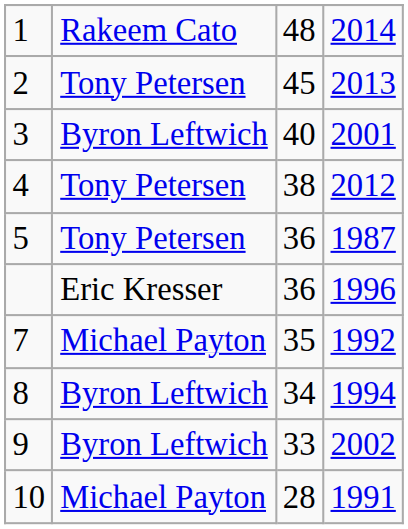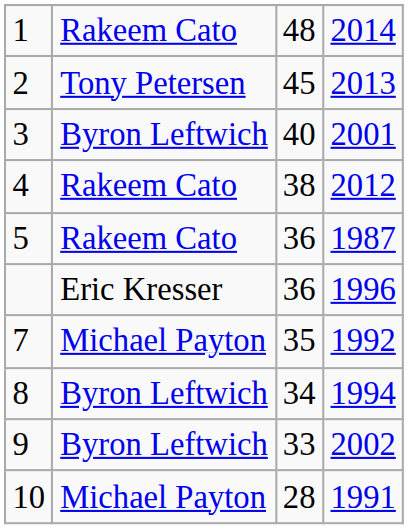(153, 185) Tony Petersen -> (149, 185) Rakeem Cato
(153, 237) Tony Petersen -> (149, 237) Rakeem Cato
